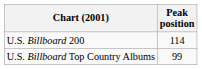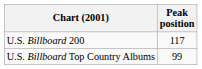(177, 40) 114 -> (177, 40) 117
